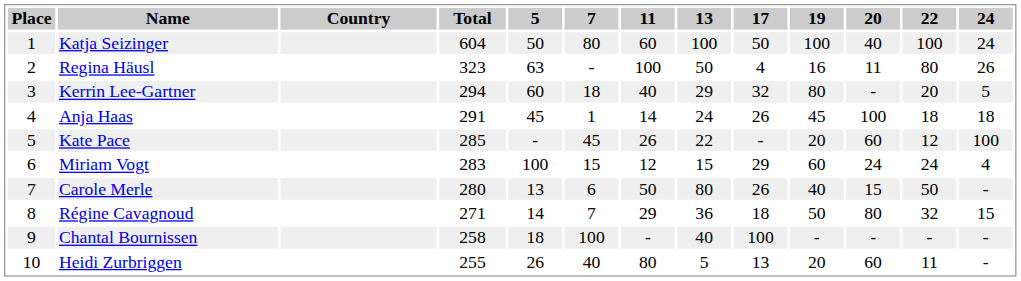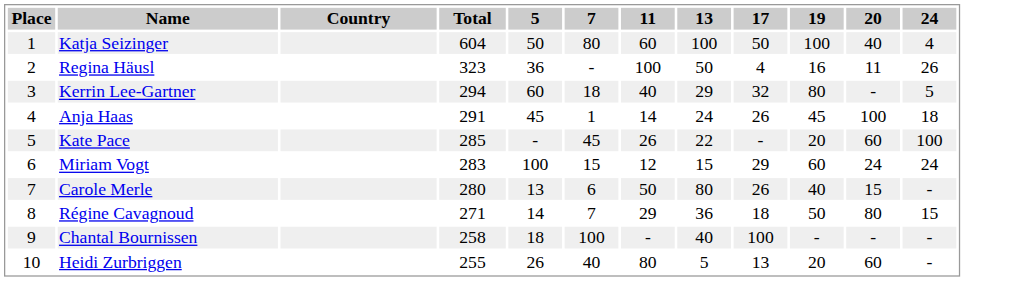- column: (929, 19)
(986, 43) 24 -> (929, 43) 4
(535, 67) 63 -> (535, 67) 36
(986, 165) 4 -> (929, 165) 24
